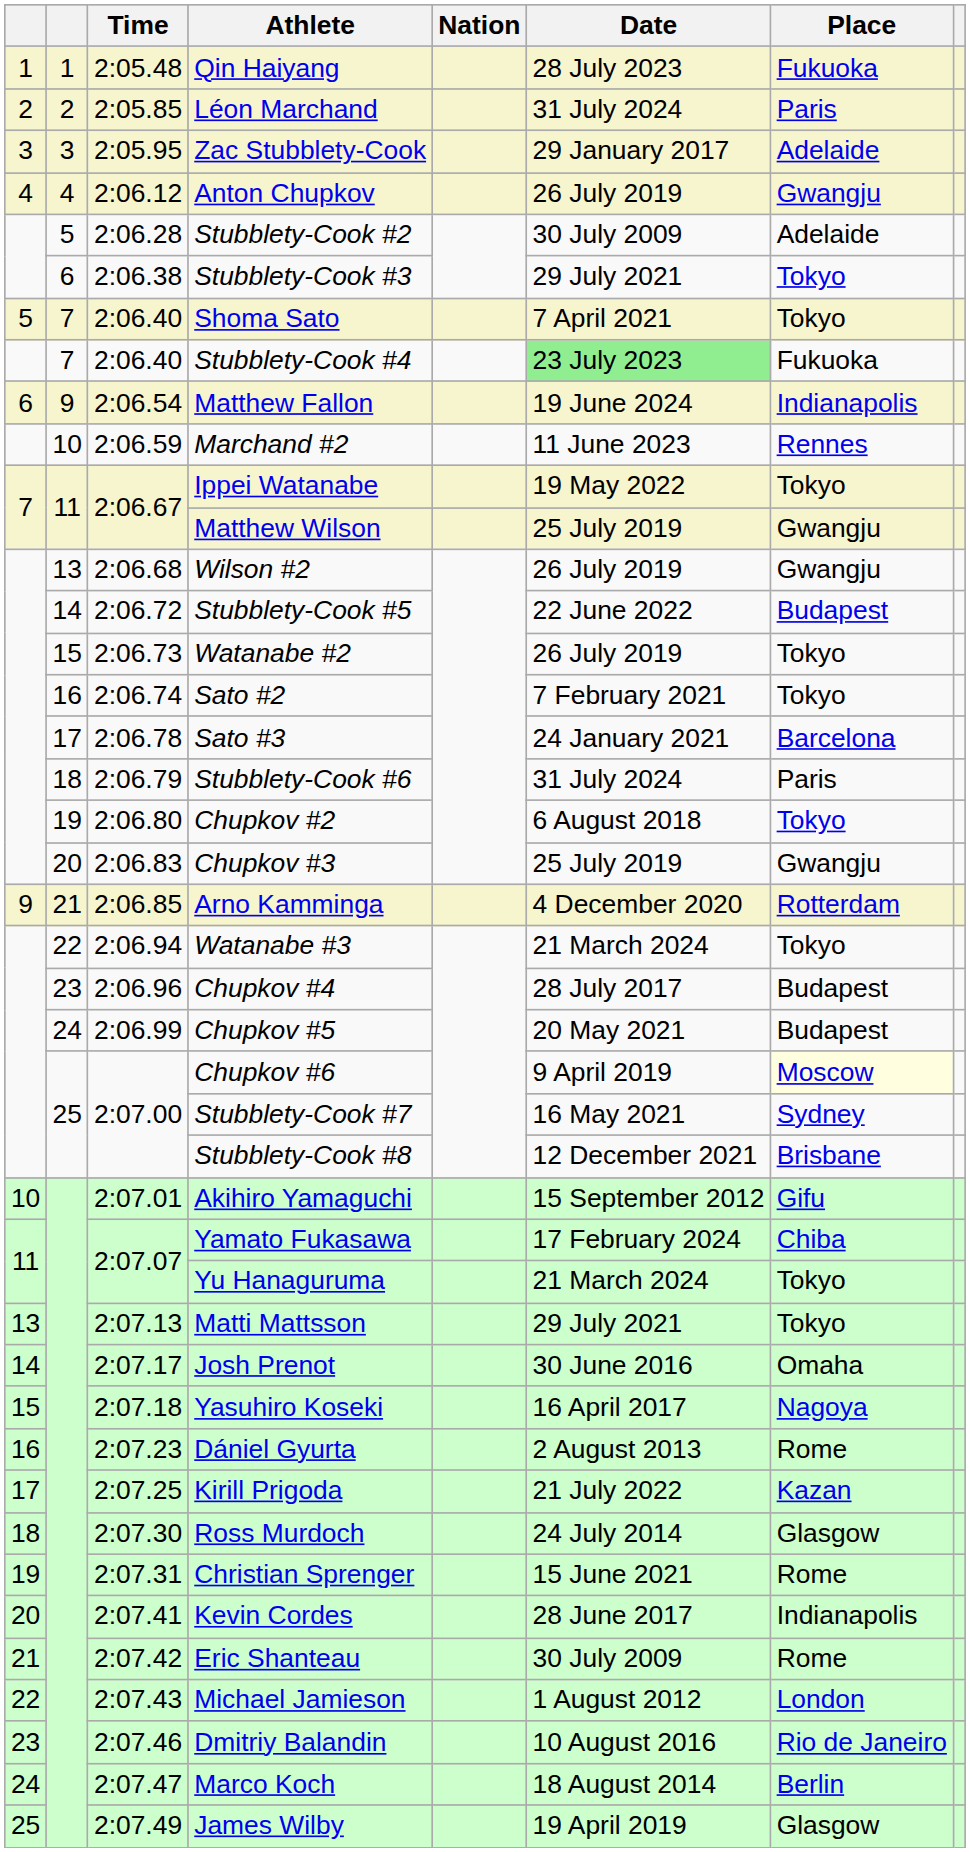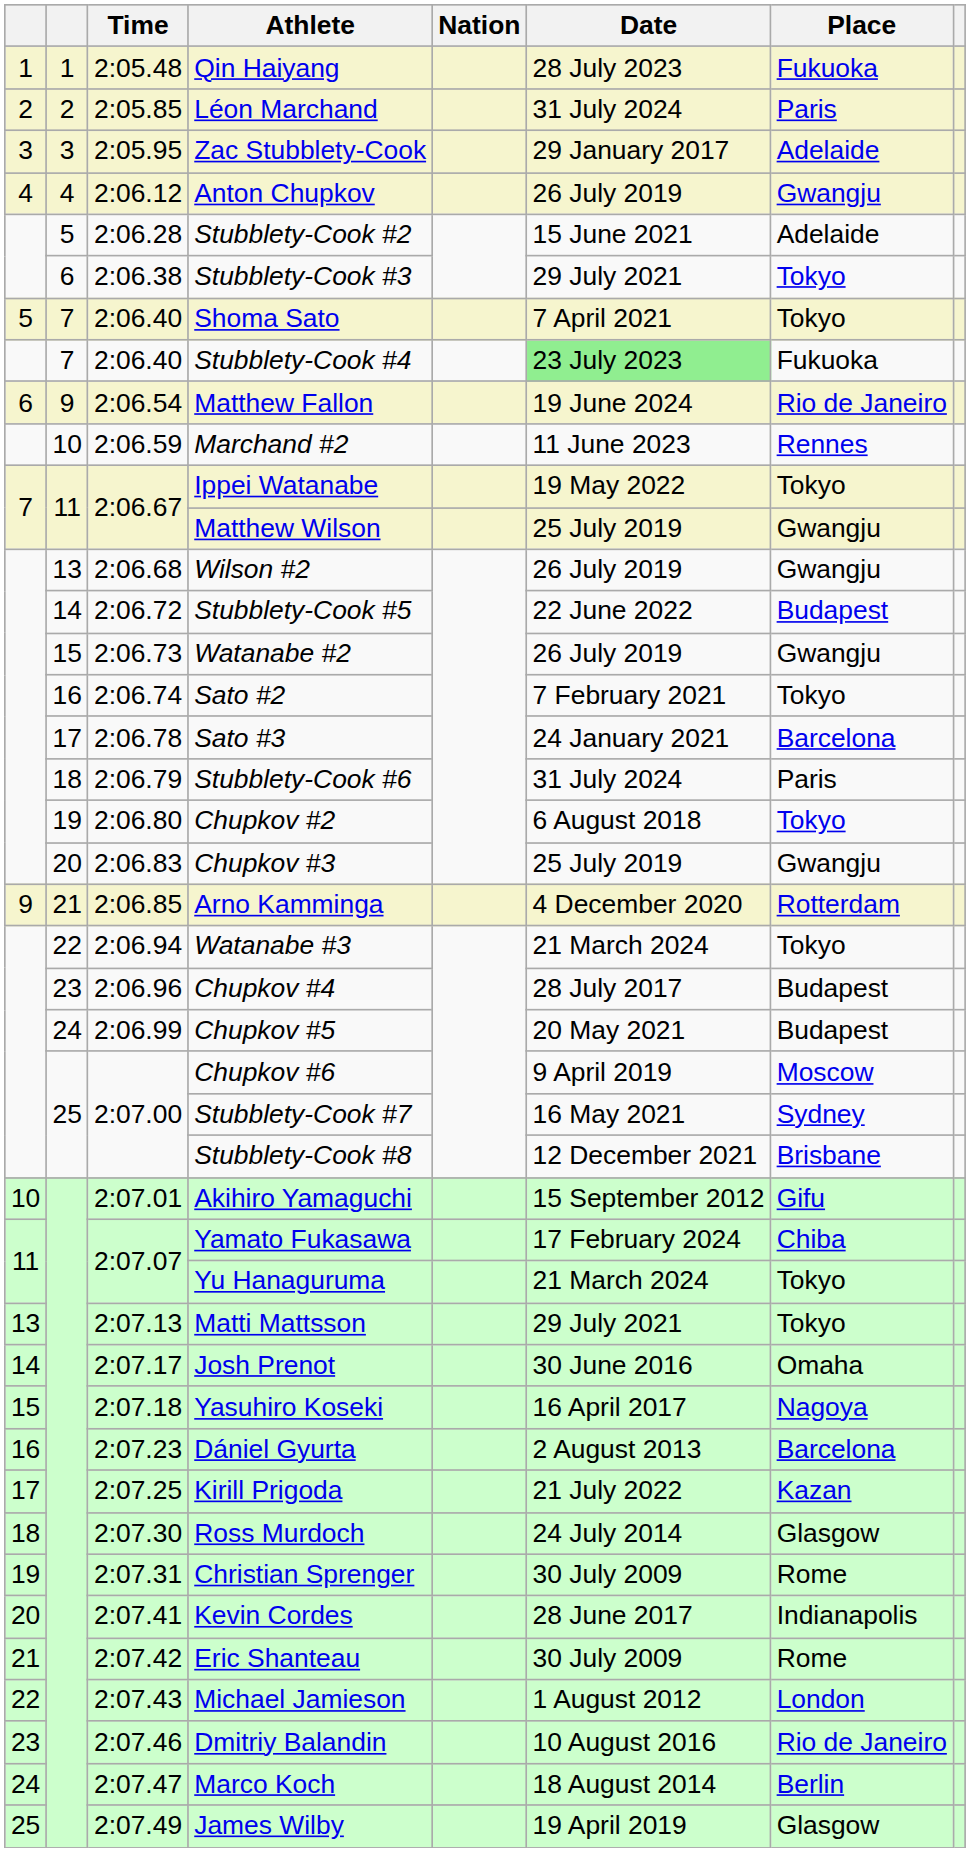(607, 234) 30 July 2009 -> (613, 234) 15 June 2021
(847, 402) Indianapolis -> (862, 402) Rio de Janeiro
(811, 653) Tokyo -> (829, 653) Gwangju
(825, 1072) lightyellow background -> (825, 1072) no background
(812, 1448) Rome -> (836, 1448) Barcelona
(613, 1574) 15 June 2021 -> (607, 1574) 30 July 2009
